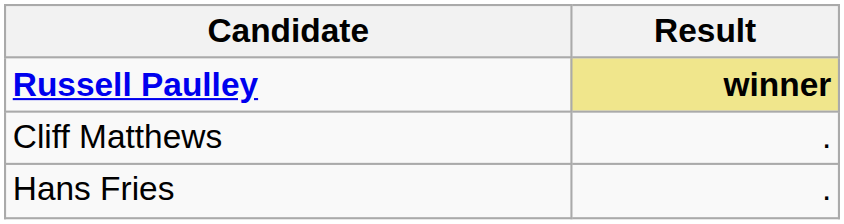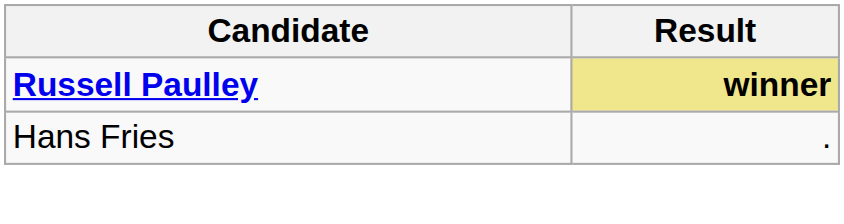- row: (117, 137)
